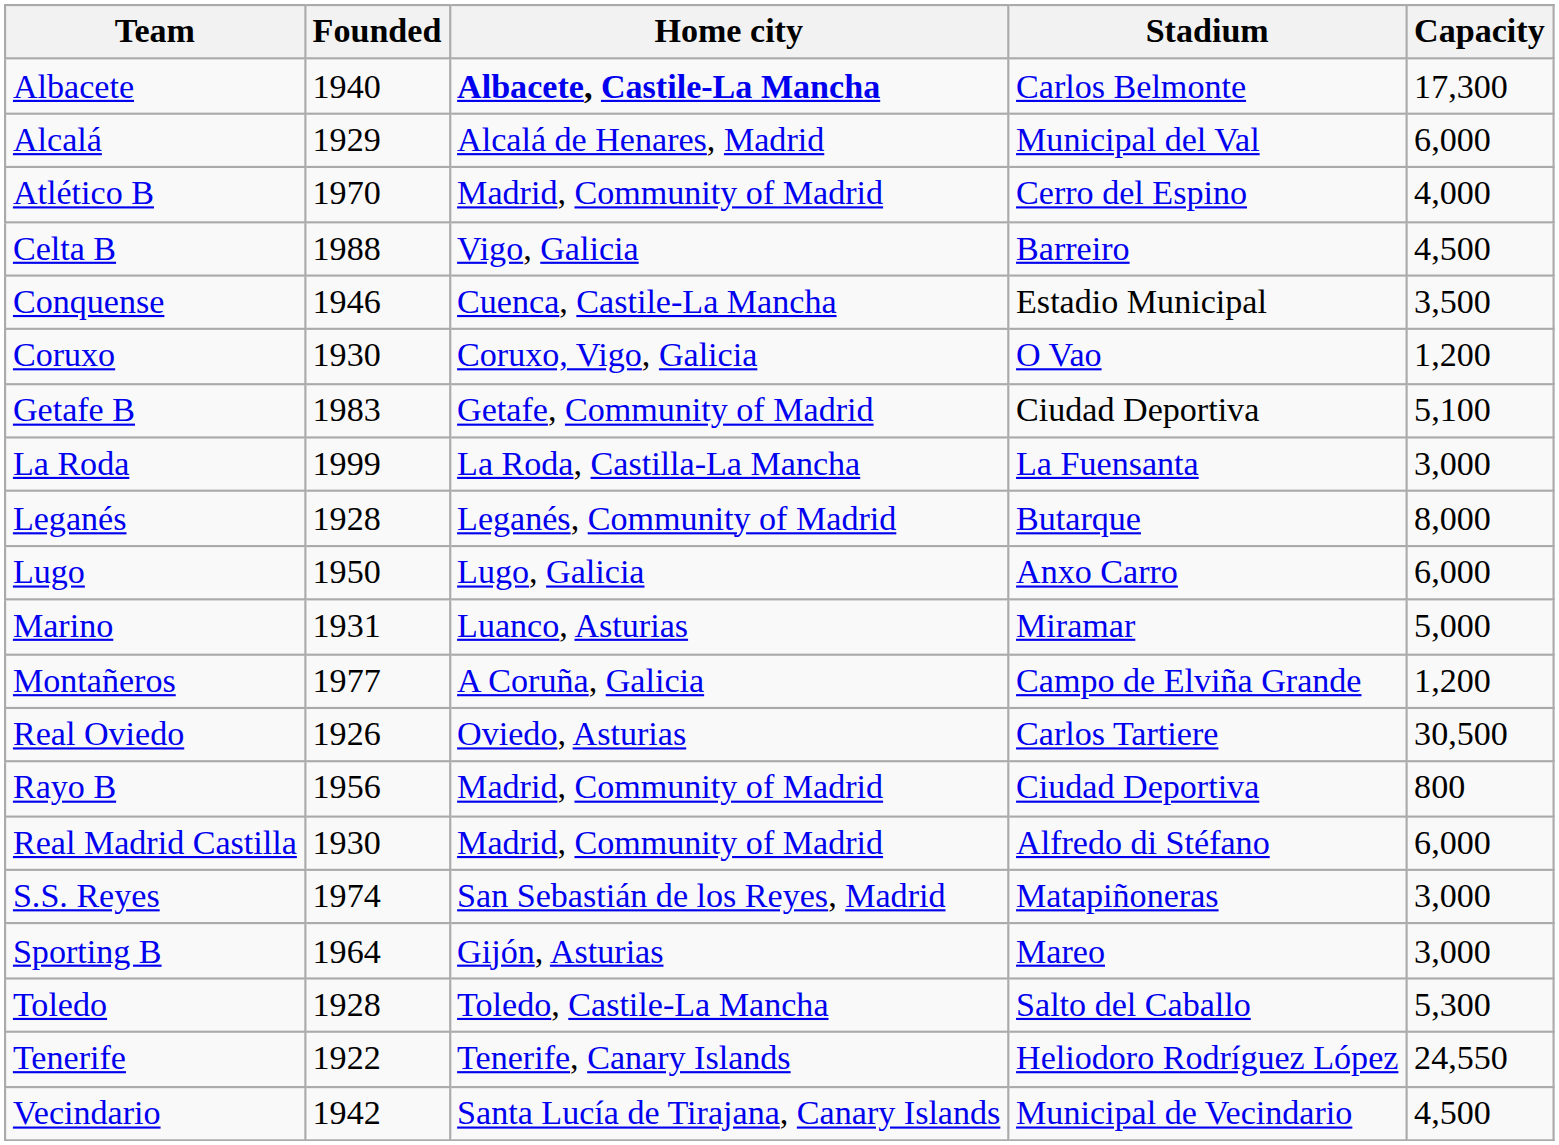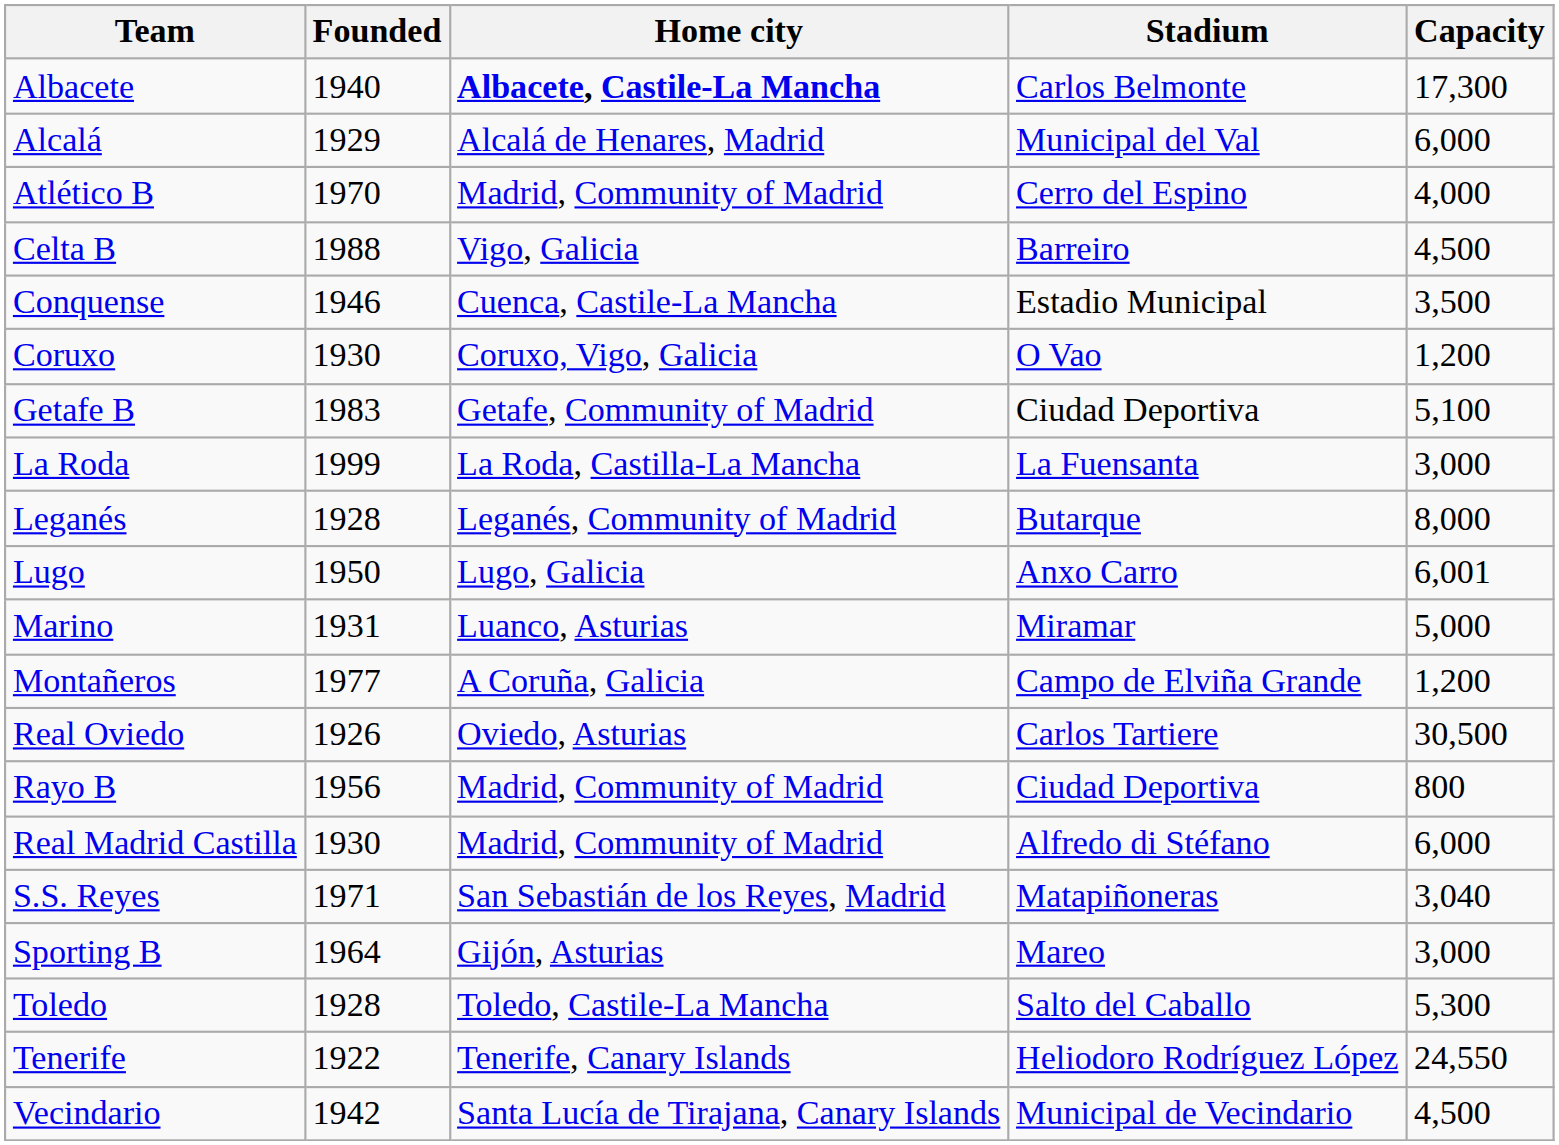(1452, 572) 6,000 -> (1452, 572) 6,001
(347, 896) 1974 -> (347, 896) 1971
(1452, 896) 3,000 -> (1452, 896) 3,040
